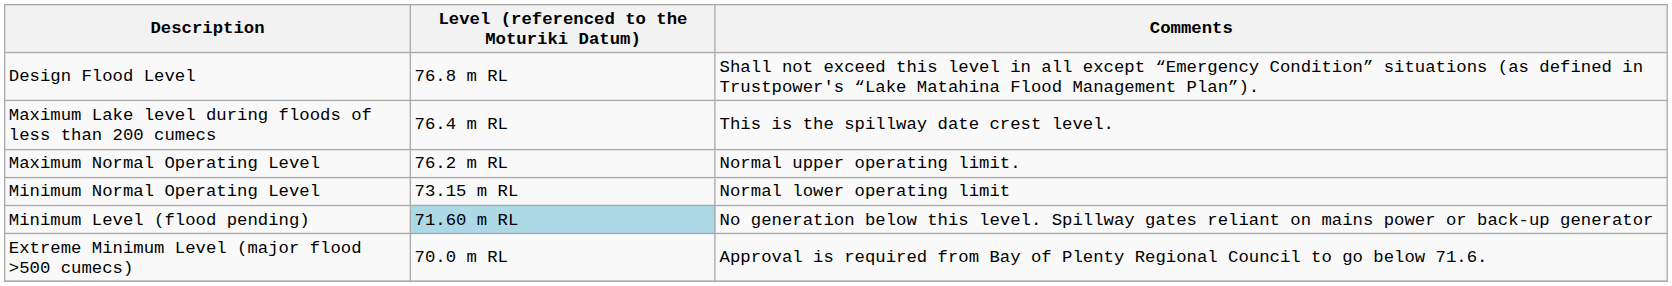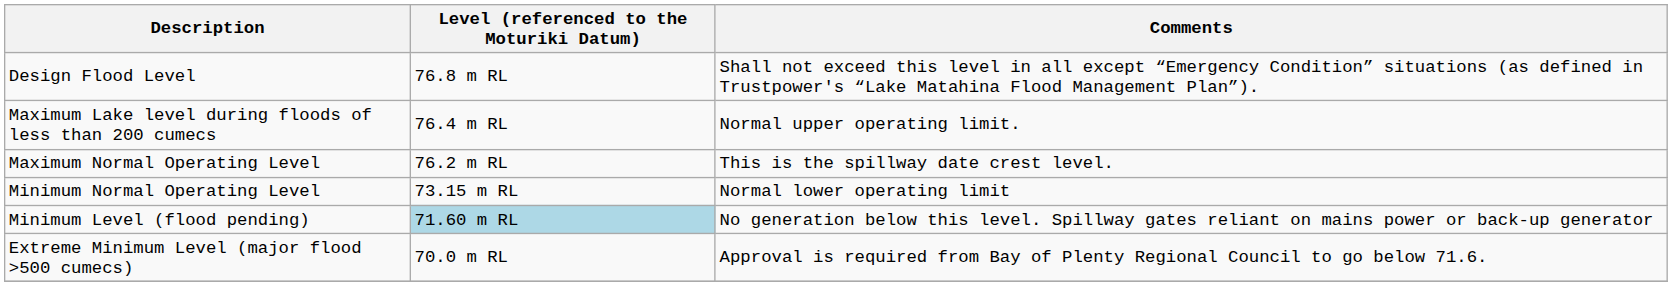(917, 125) This is the spillway date crest level. -> (870, 125) Normal upper operating limit.
(870, 163) Normal upper operating limit. -> (917, 163) This is the spillway date crest level.
